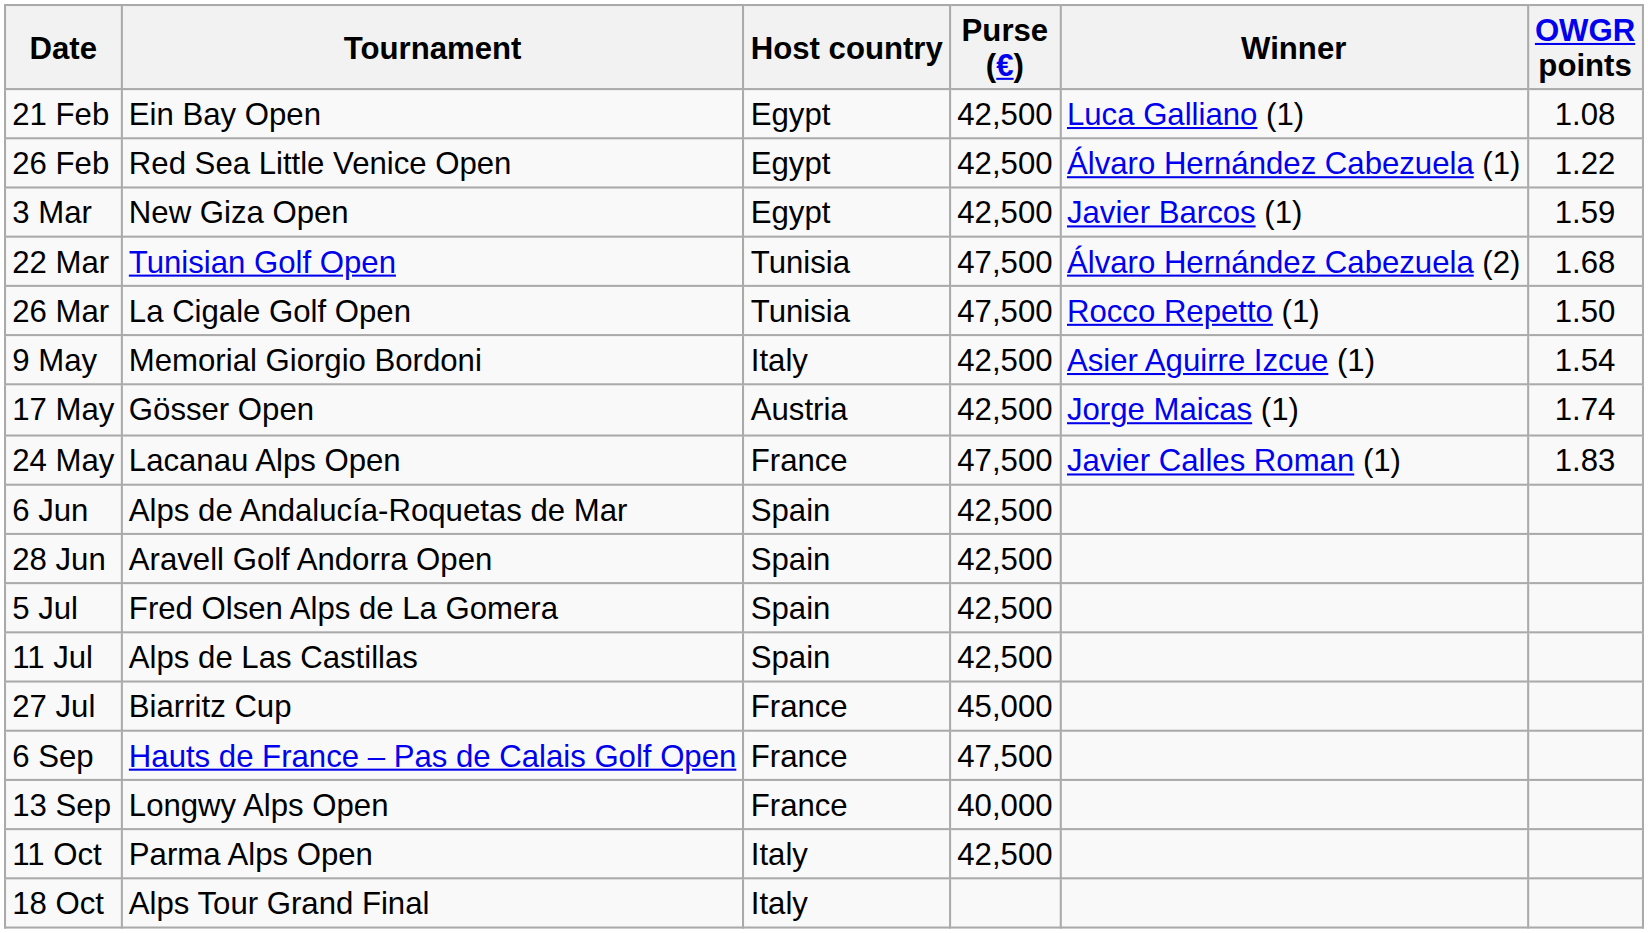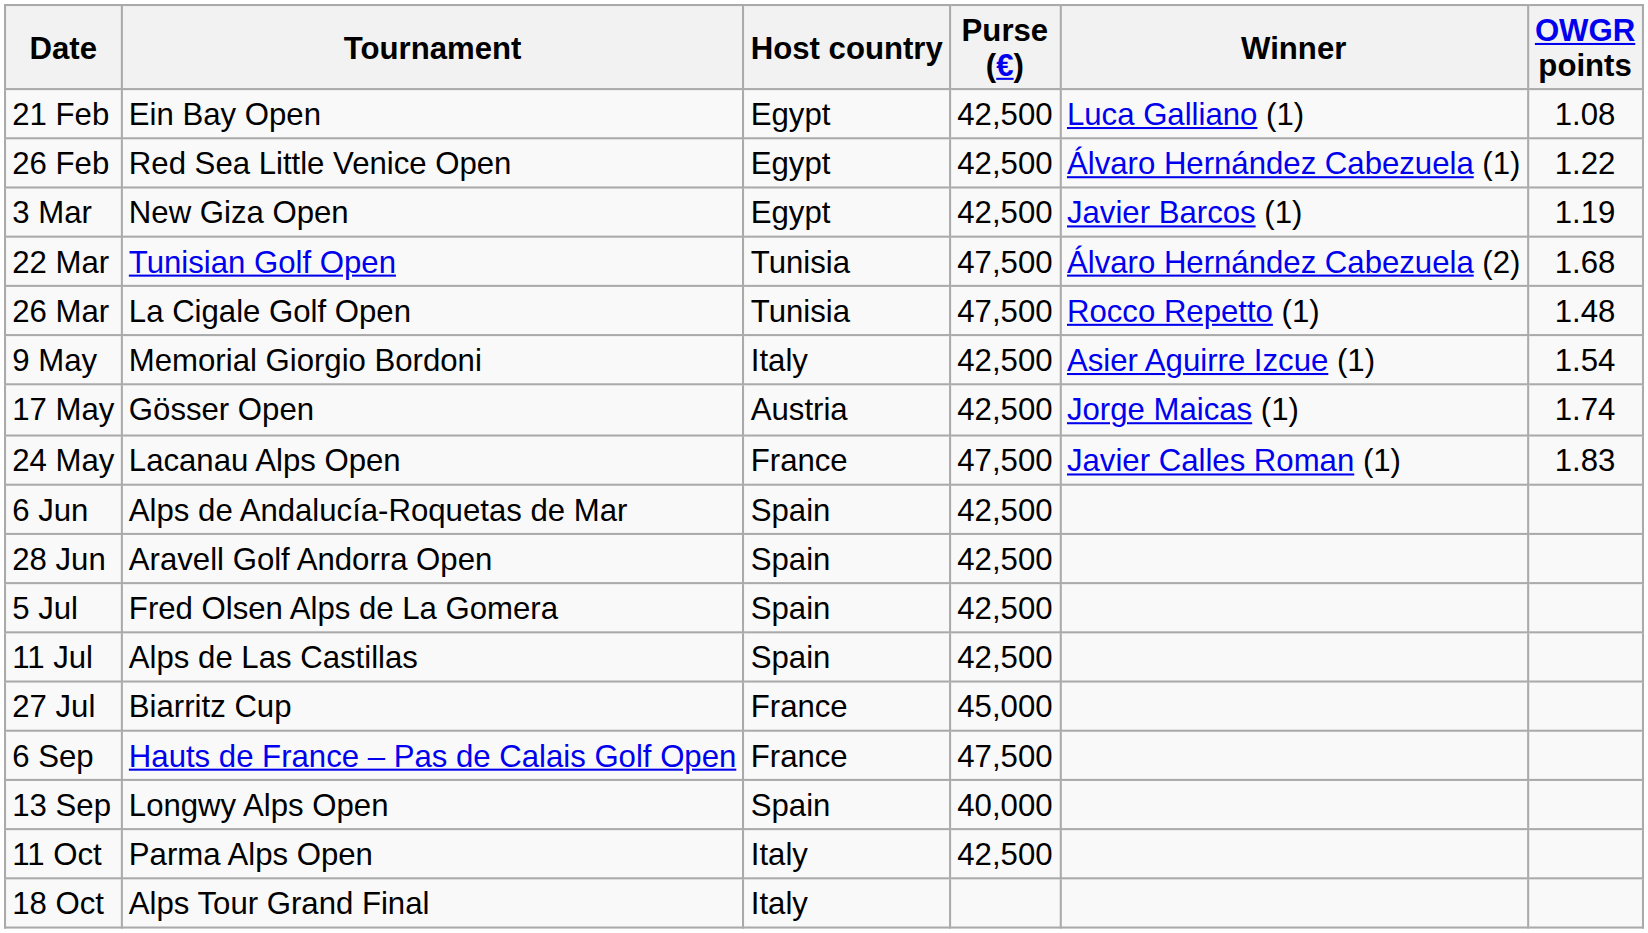(1585, 213) 1.59 -> (1585, 213) 1.19
(1585, 311) 1.50 -> (1585, 311) 1.48
(799, 805) France -> (791, 805) Spain
